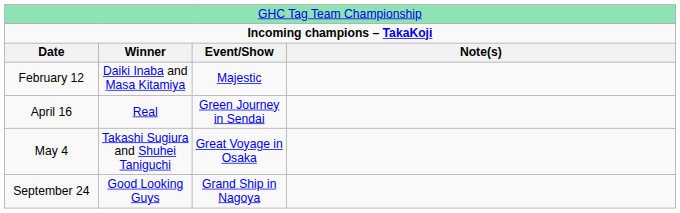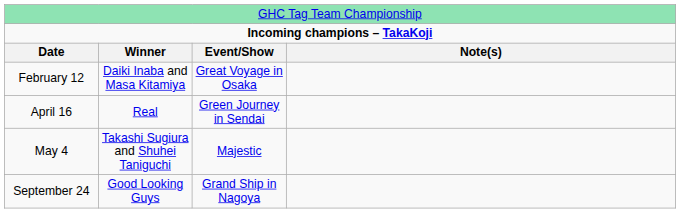(239, 78) Majestic -> (239, 78) Great Voyage in Osaka
(239, 151) Great Voyage in Osaka -> (239, 151) Majestic
